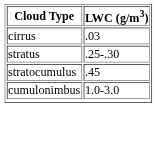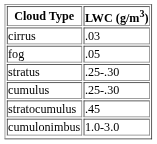+ row: (16, 54)
+ row: (29, 91)
